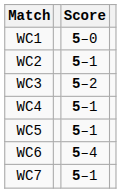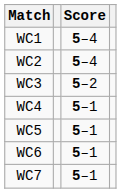(85, 39) 5–0 -> (85, 39) 5–4
(85, 62) 5–1 -> (85, 62) 5–4
(85, 153) 5–4 -> (85, 153) 5–1
